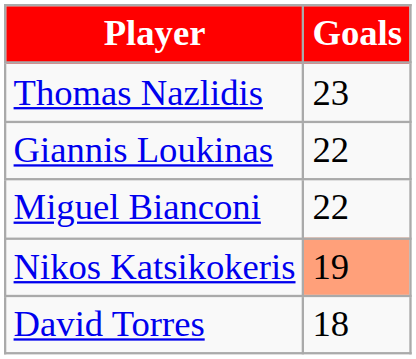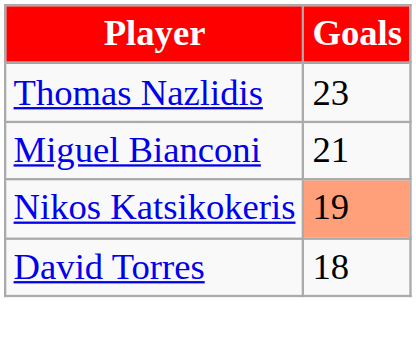- row: (143, 149)
(331, 207) 22 -> (331, 149) 21
